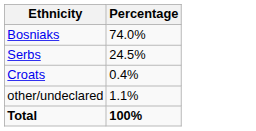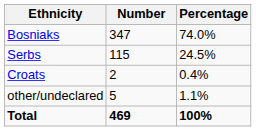+ column: (141, 14)
